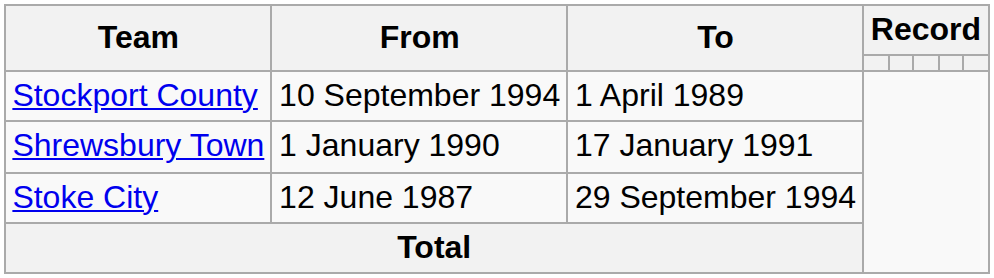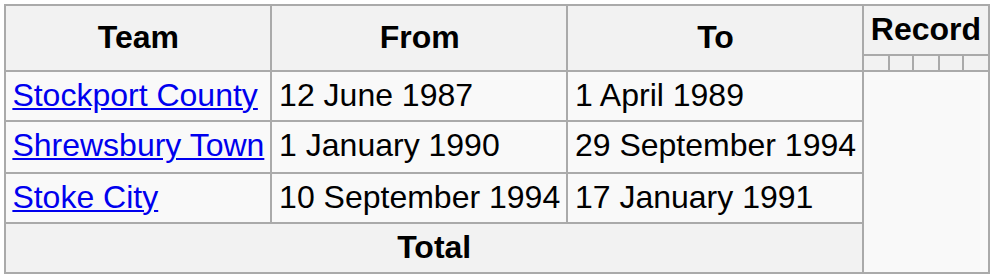(420, 95) 10 September 1994 -> (376, 95) 12 June 1987
(694, 146) 17 January 1991 -> (715, 146) 29 September 1994
(376, 196) 12 June 1987 -> (420, 196) 10 September 1994
(715, 196) 29 September 1994 -> (694, 196) 17 January 1991
